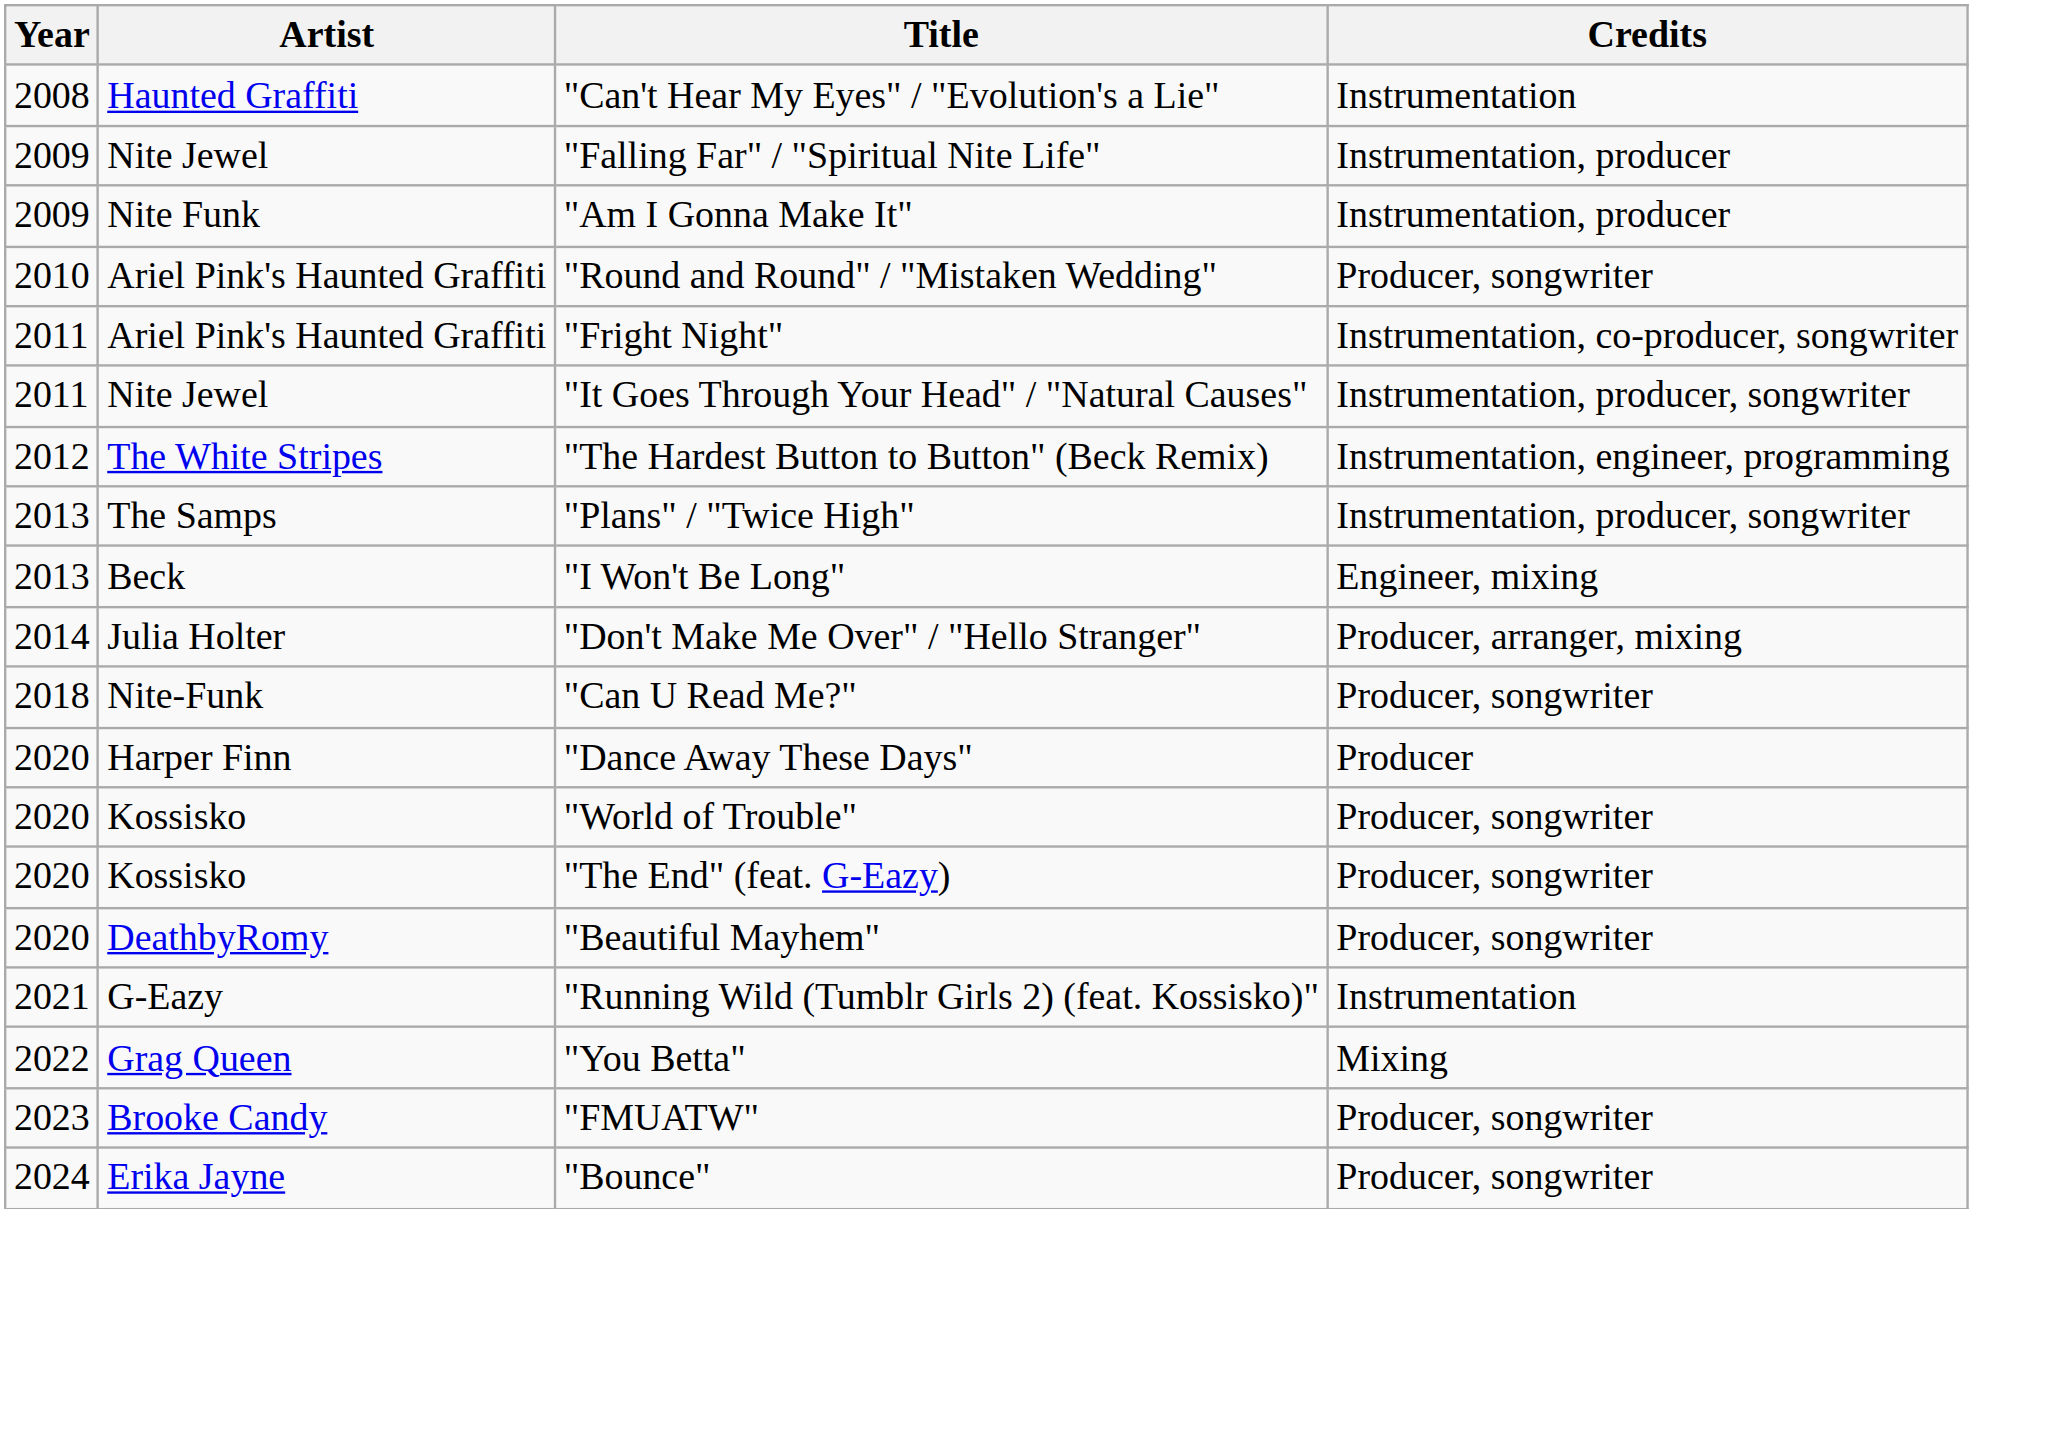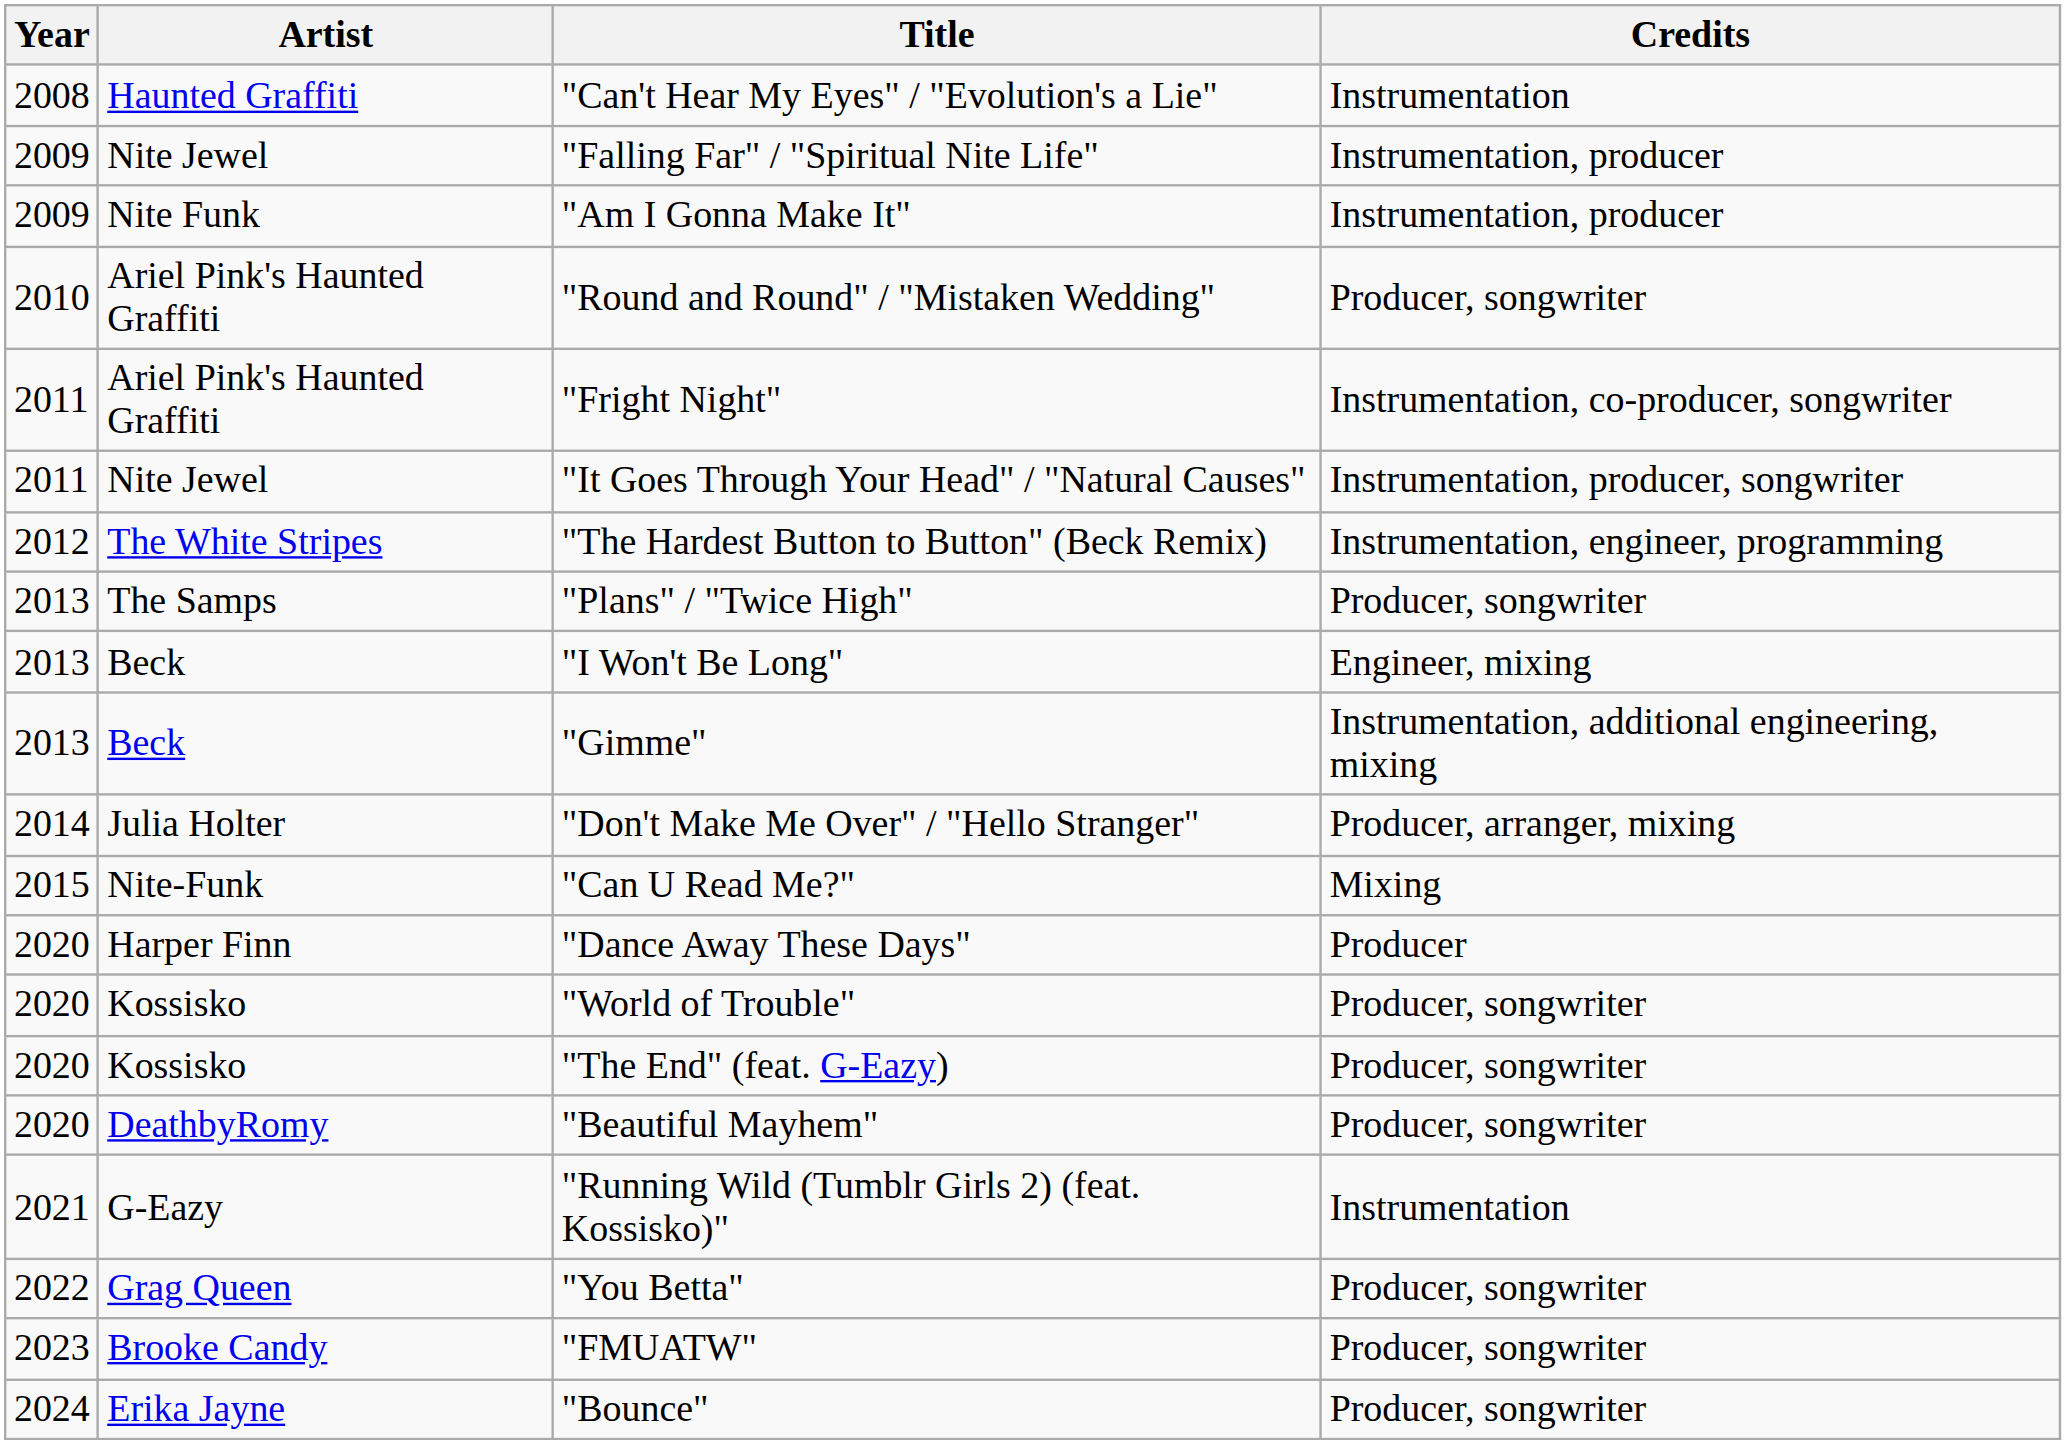(1623, 515) Instrumentation, producer, songwriter -> (1488, 600) Producer, songwriter
+ row: (634, 742)
(52, 696) 2018 -> (52, 884) 2015
(1495, 696) Producer, songwriter -> (1385, 884) Mixing
(1392, 1056) Mixing -> (1488, 1287) Producer, songwriter
